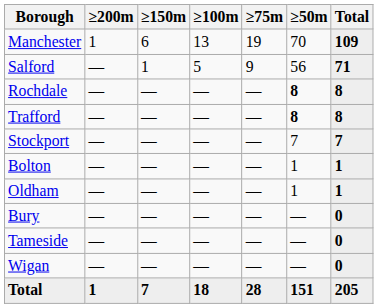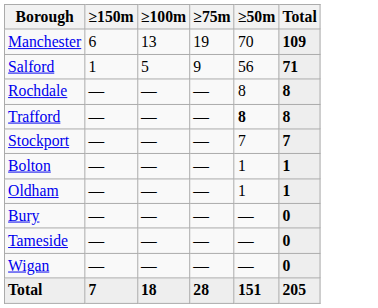- column: (111, 16)
(294, 91) bold -> (242, 91) normal
